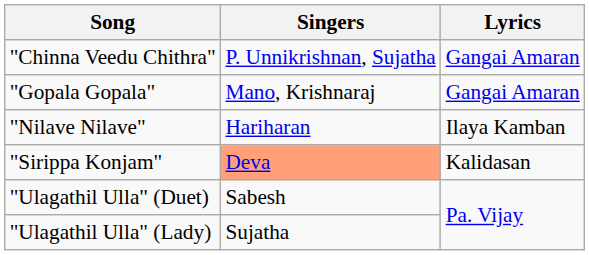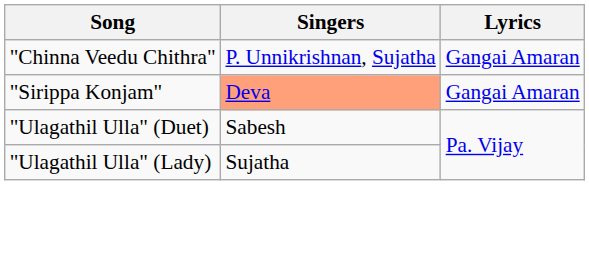- row: (82, 92)
- row: (78, 127)
(488, 162) Kalidasan -> (513, 92) Gangai Amaran
